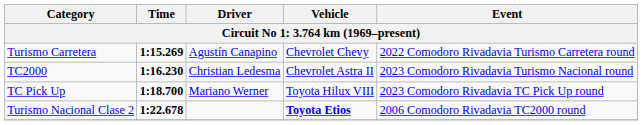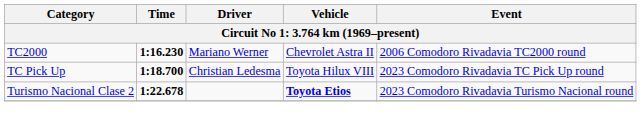- row: (52, 52)
(235, 71) Christian Ledesma -> (229, 52) Mariano Werner
(506, 71) 2023 Comodoro Rivadavia Turismo Nacional round -> (483, 52) 2006 Comodoro Rivadavia TC2000 round
(229, 91) Mariano Werner -> (235, 71) Christian Ledesma
(483, 110) 2006 Comodoro Rivadavia TC2000 round -> (506, 91) 2023 Comodoro Rivadavia Turismo Nacional round
